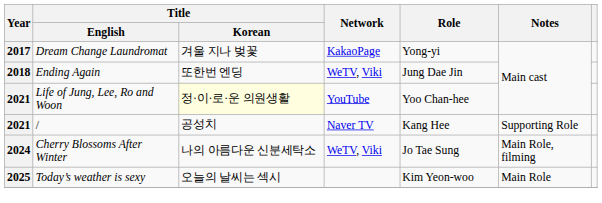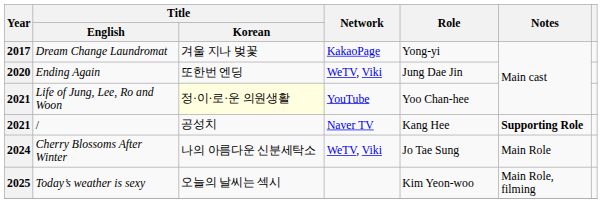(19, 72) 2018 -> (19, 72) 2020
(540, 124) normal -> (542, 124) bold
(527, 151) Main Role, filming -> (526, 151) Main Role
(526, 177) Main Role -> (527, 182) Main Role, filming
